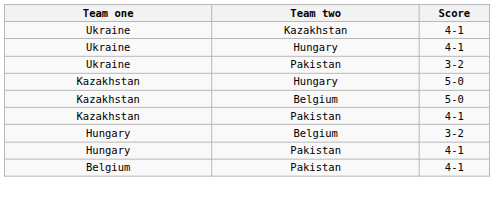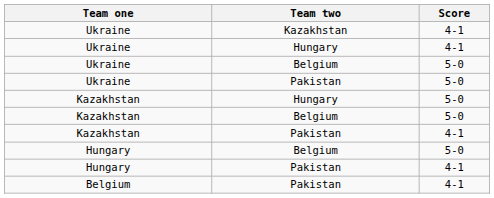+ row: (108, 64)
(454, 64) 3-2 -> (454, 82) 5-0
(454, 133) 3-2 -> (454, 150) 5-0
